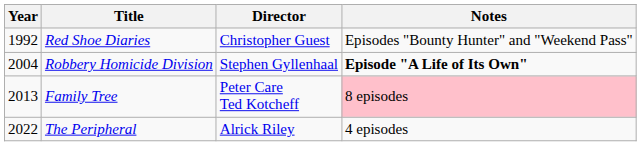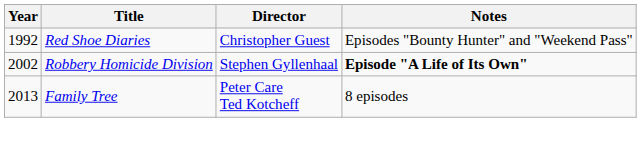(23, 64) 2004 -> (23, 64) 2002
(376, 96) pink background -> (376, 96) no background
- row: (91, 128)
